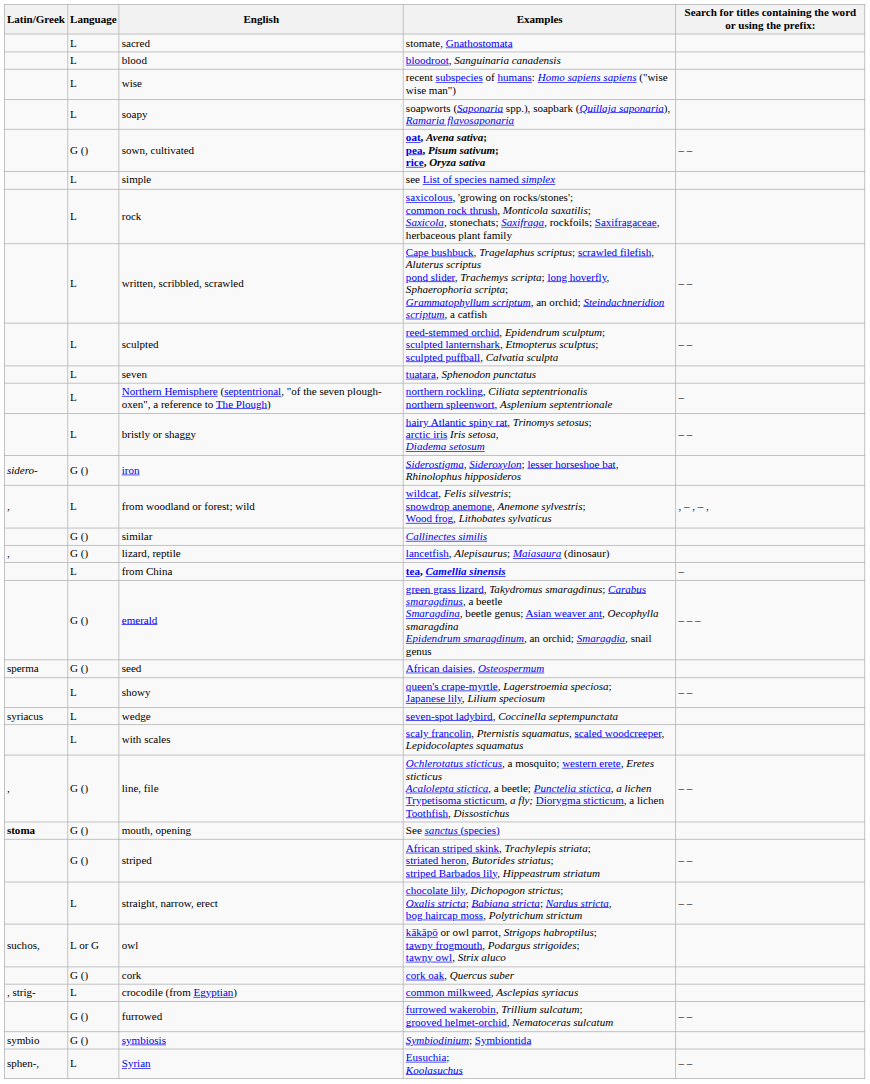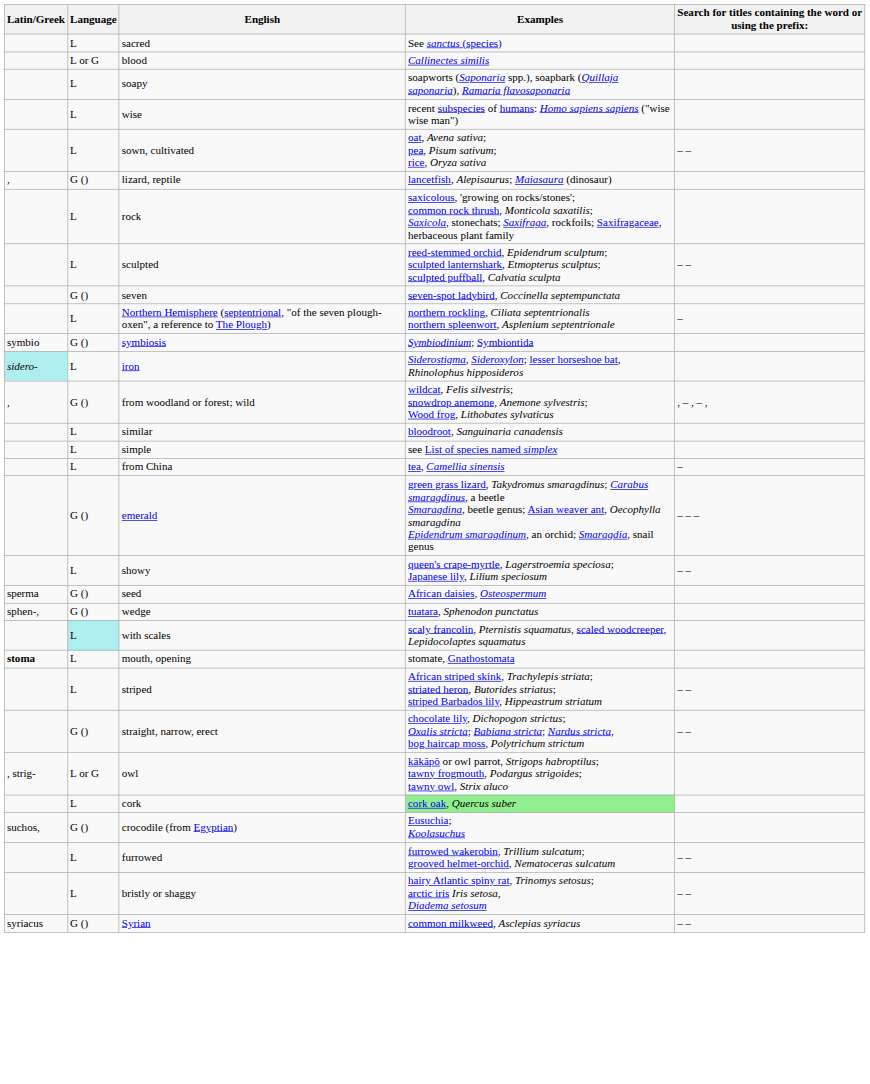(459, 43) stomate, Gnathostomata -> (455, 43) See sanctus (species)
(73, 60) L -> (85, 60) L or G
(483, 60) bloodroot, Sanguinaria canadensis -> (449, 60) Callinectes similis
rows swapped: (132, 84) <-> (135, 114)
(79, 150) G () -> (73, 150) L
(452, 150) bold -> (452, 150) normal
rows swapped: (151, 554) <-> (136, 180)
- row: (183, 283)
(73, 374) L -> (79, 295) G ()
(471, 374) tuatara, Sphenodon punctatus -> (514, 295) seven-spot ladybird, Coccinella septempunctata
rows swapped: (159, 434) <-> (144, 1040)
(22, 470) no background -> (22, 366) paleturquoise background
(79, 470) G () -> (73, 366) L
(73, 506) L -> (79, 402) G ()
(79, 536) G () -> (73, 432) L
(446, 536) Callinectes similis -> (485, 432) bloodroot, Sanguinaria canadensis
(456, 571) bold -> (456, 467) normal
rows swapped: (136, 692) <-> (132, 668)
(25, 716) syriacus -> (23, 611) sphen-,
(73, 716) L -> (79, 611) G ()
(512, 716) seven-spot ladybird, Coccinella septempunctata -> (473, 611) tuatara, Sphenodon punctatus
(73, 739) no background -> (73, 635) paleturquoise background
- row: (140, 788)
(79, 830) G () -> (73, 659) L
(453, 830) See sanctus (species) -> (461, 659) stomate, Gnathostomata
(79, 860) G () -> (73, 689) L
(73, 903) L -> (79, 731) G ()
(23, 945) suchos, -> (21, 773) , strig-
(79, 975) G () -> (73, 803) L
(460, 975) no background -> (462, 803) lightgreen background
(21, 992) , strig- -> (23, 827) suchos,
(73, 992) L -> (79, 827) G ()
(492, 992) common milkweed, Asclepias syriacus -> (436, 827) Eusuchia; Koolasuchus
(79, 1016) G () -> (73, 857) L
(23, 1064) sphen-, -> (25, 923) syriacus
(73, 1064) L -> (79, 923) G ()
(434, 1064) Eusuchia; Koolasuchus -> (494, 923) common milkweed, Asclepias syriacus
